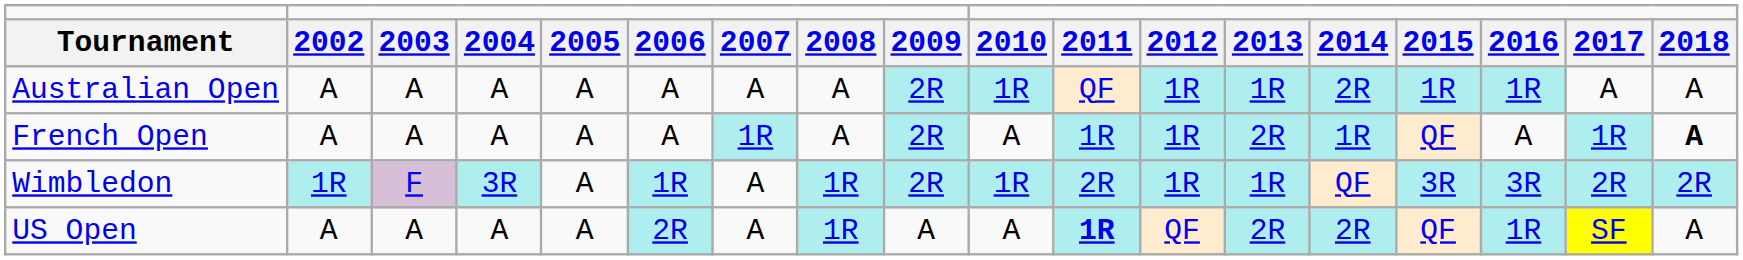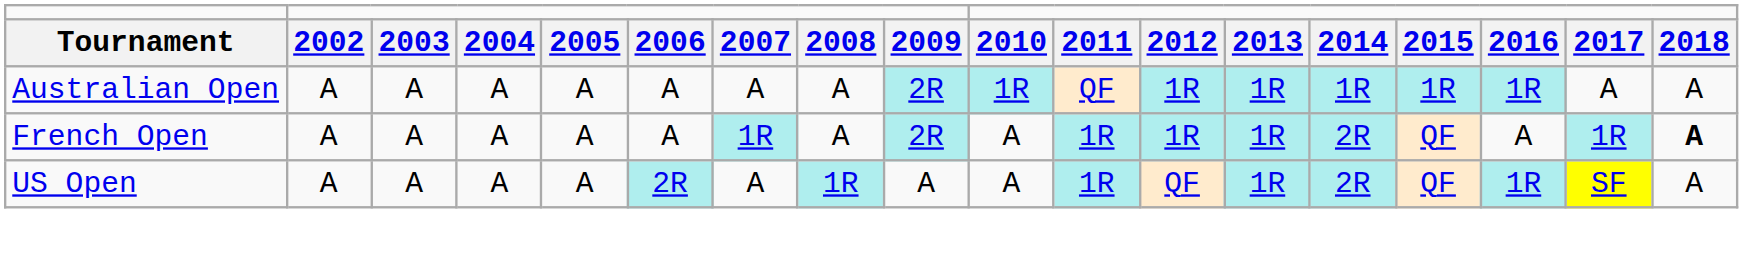(1353, 90) 2R -> (1353, 90) 1R
(1267, 137) 2R -> (1267, 137) 1R
(1353, 137) 1R -> (1353, 137) 2R
- row: (92, 184)
(1097, 231) bold -> (1097, 184) normal
(1267, 231) 2R -> (1267, 184) 1R
